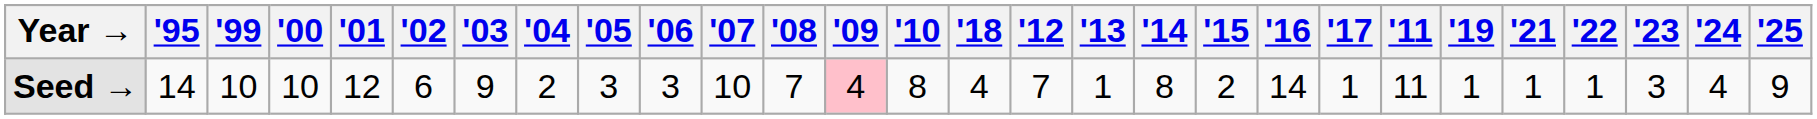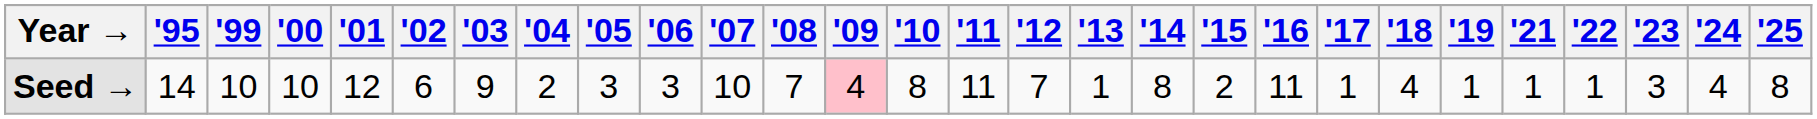columns swapped: (1410, 31) <-> (979, 31)
(1288, 85) 14 -> (1286, 85) 11
(1780, 85) 9 -> (1780, 85) 8
